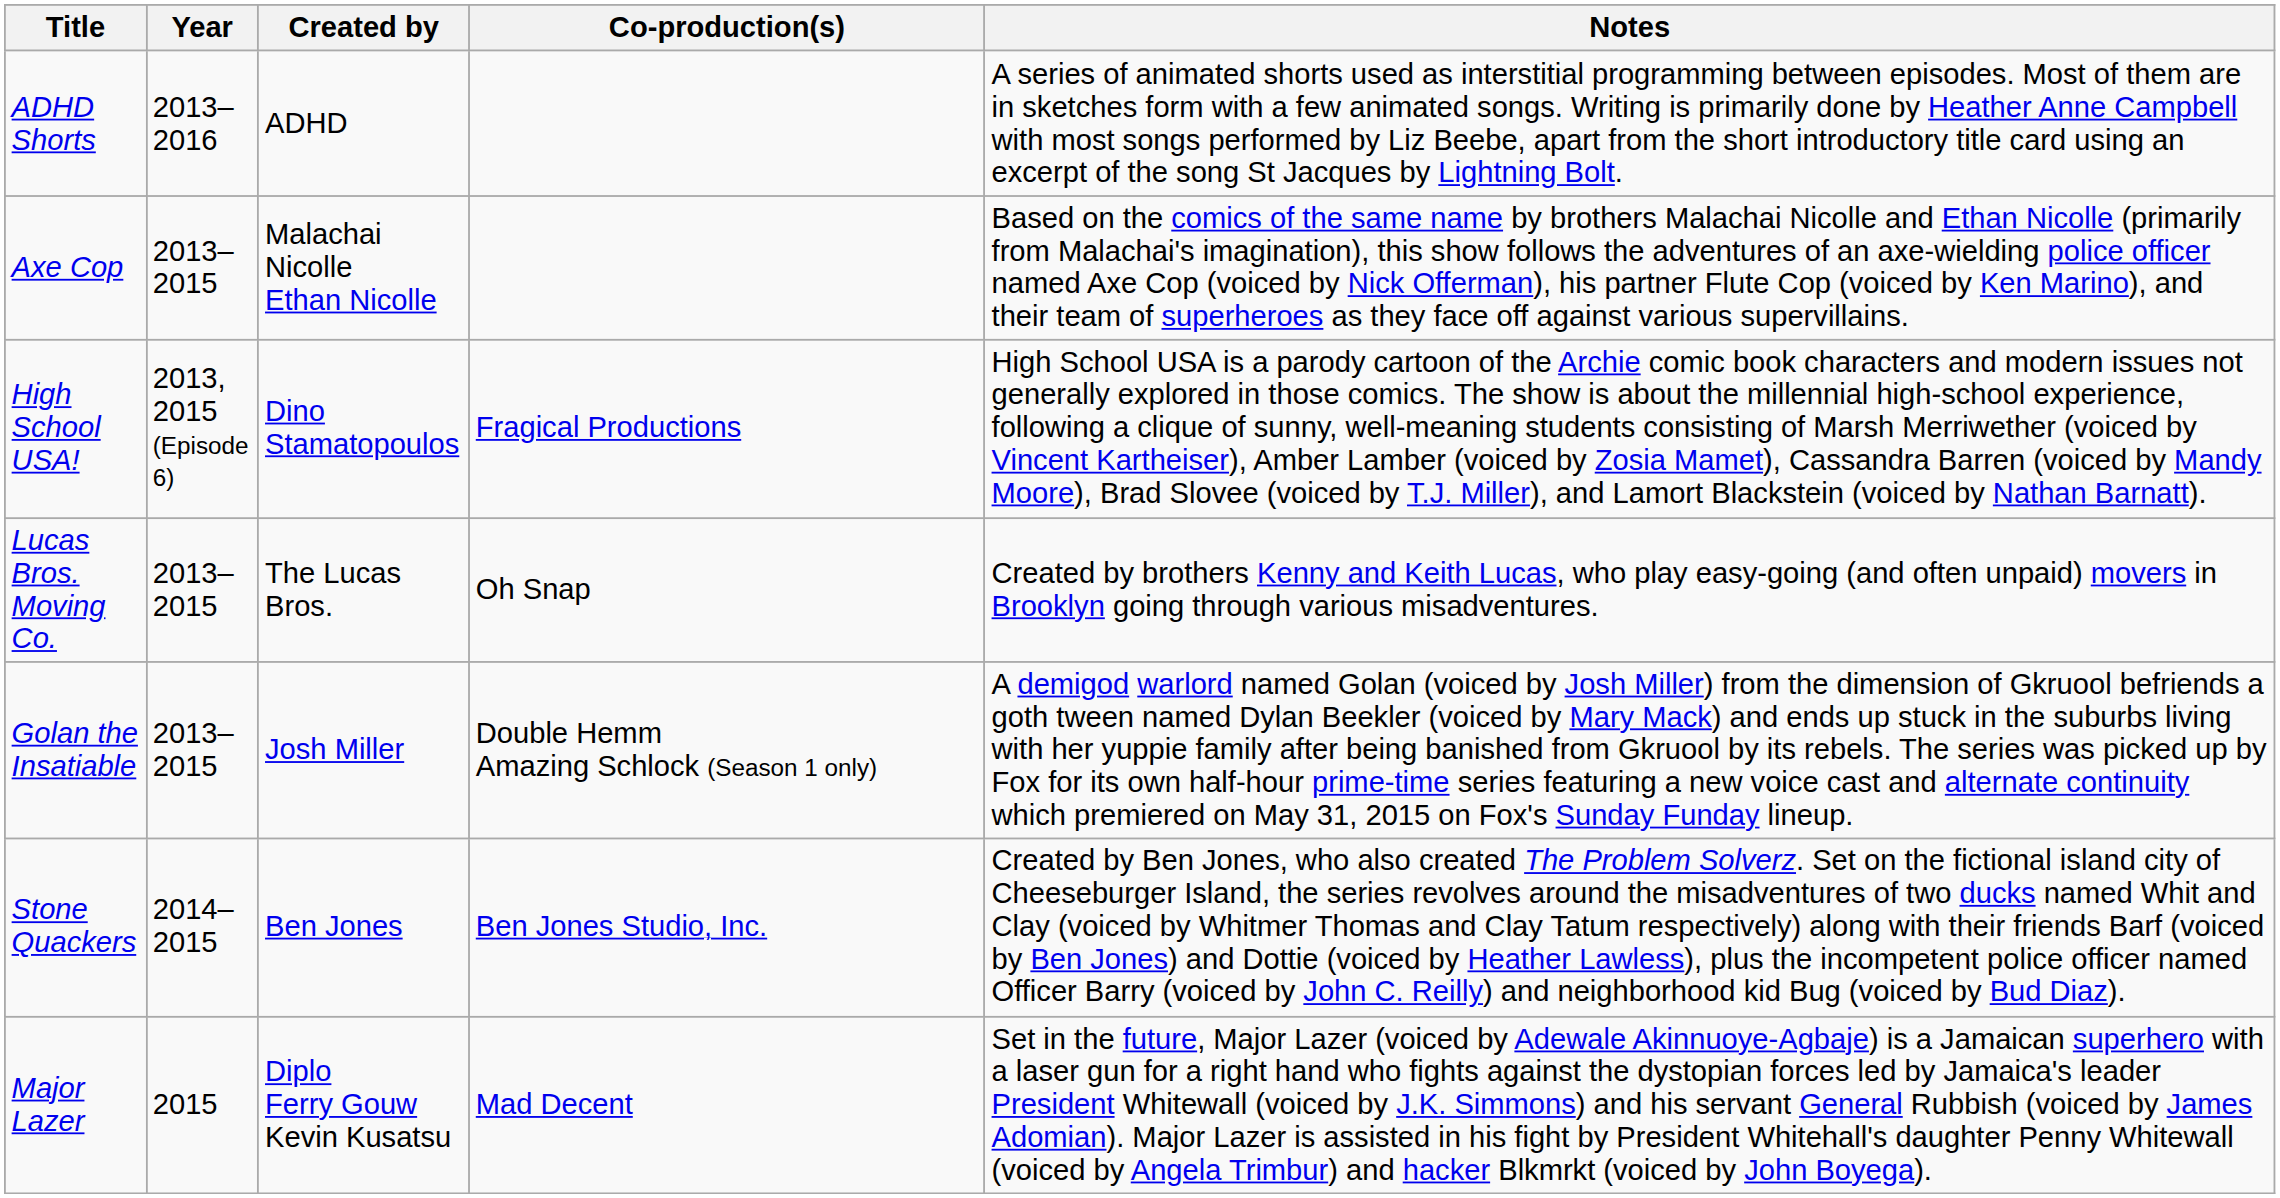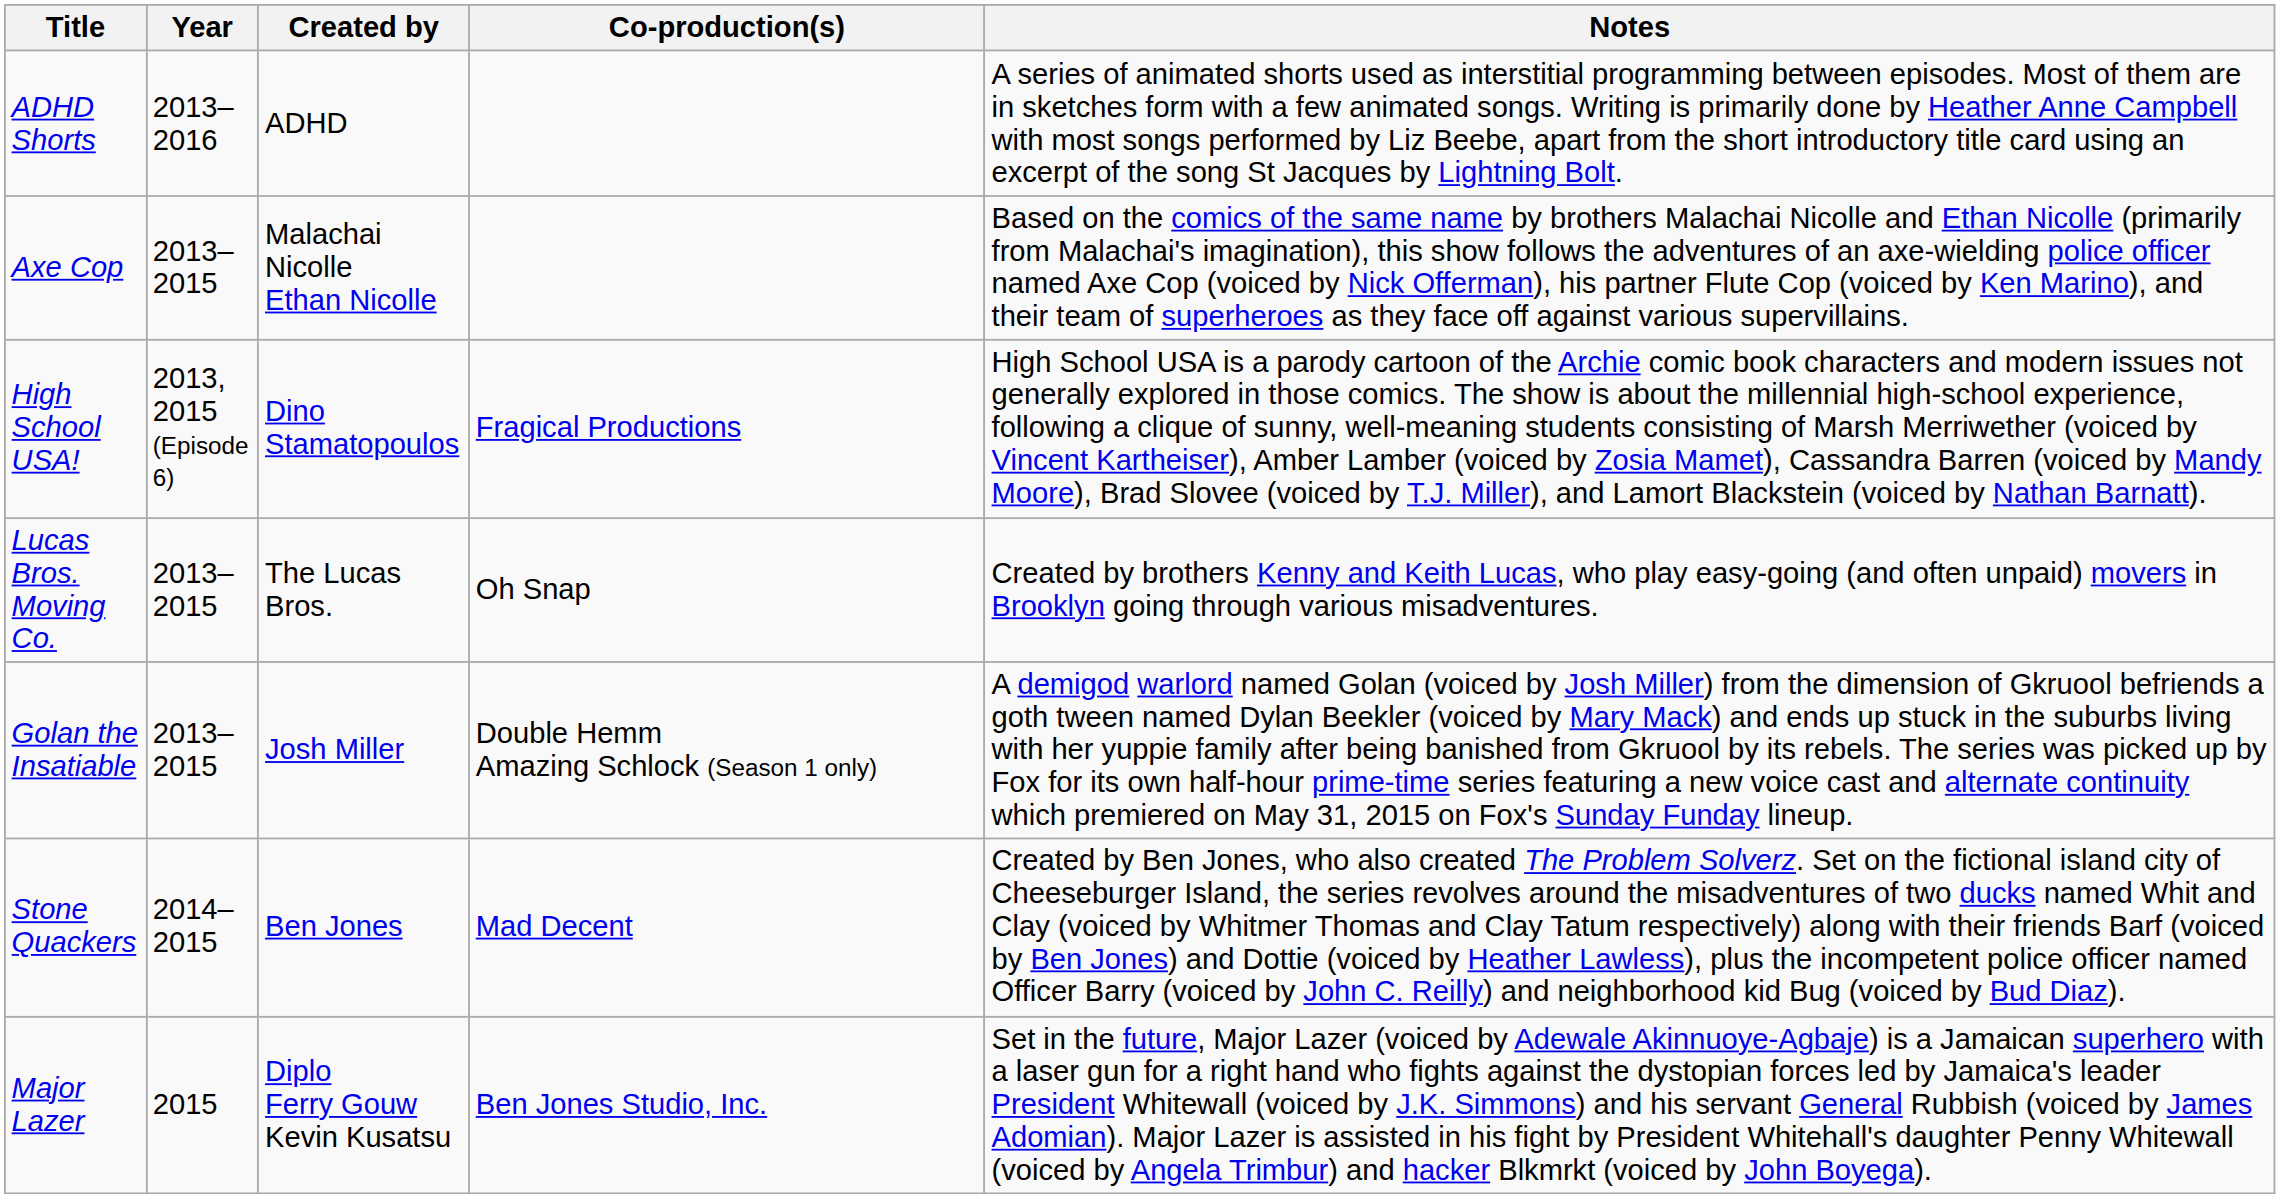(621, 927) Ben Jones Studio, Inc. -> (554, 927) Mad Decent
(554, 1104) Mad Decent -> (621, 1104) Ben Jones Studio, Inc.
